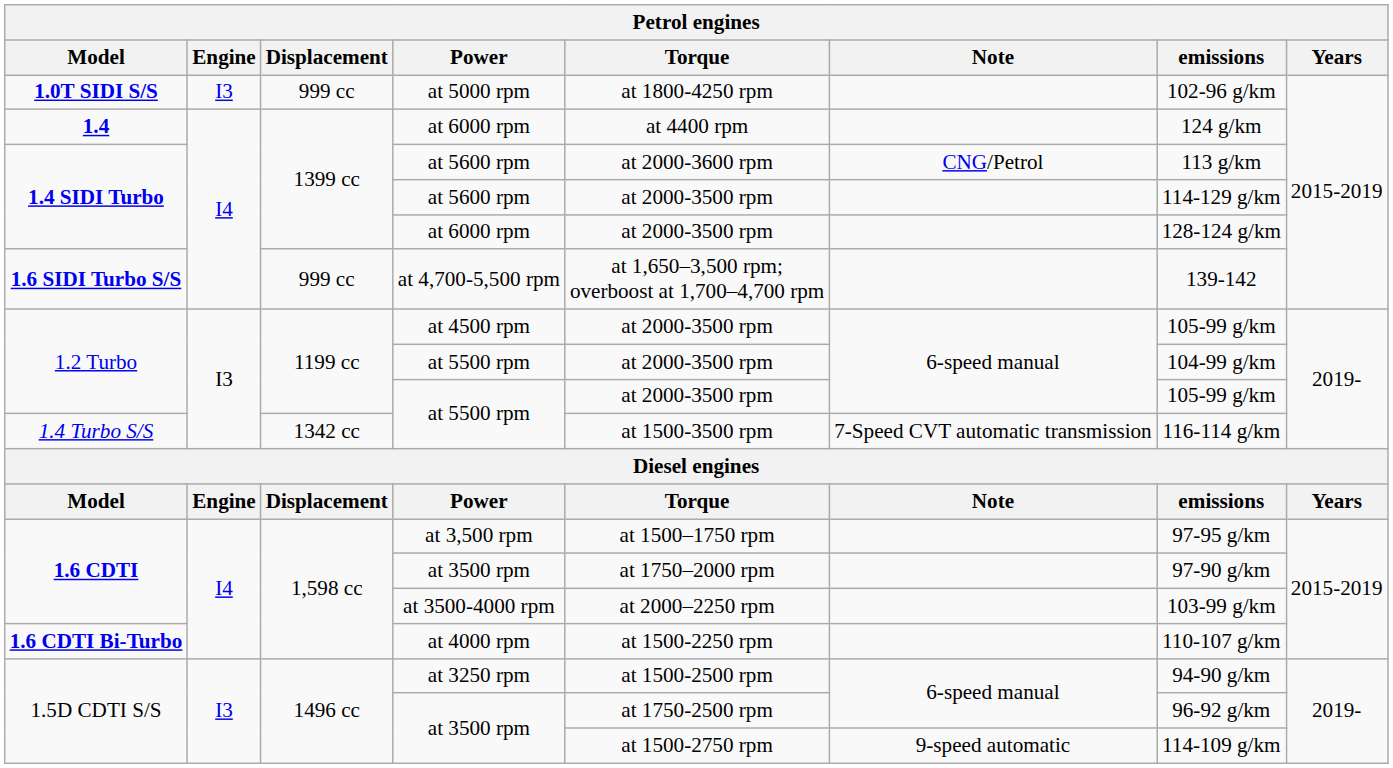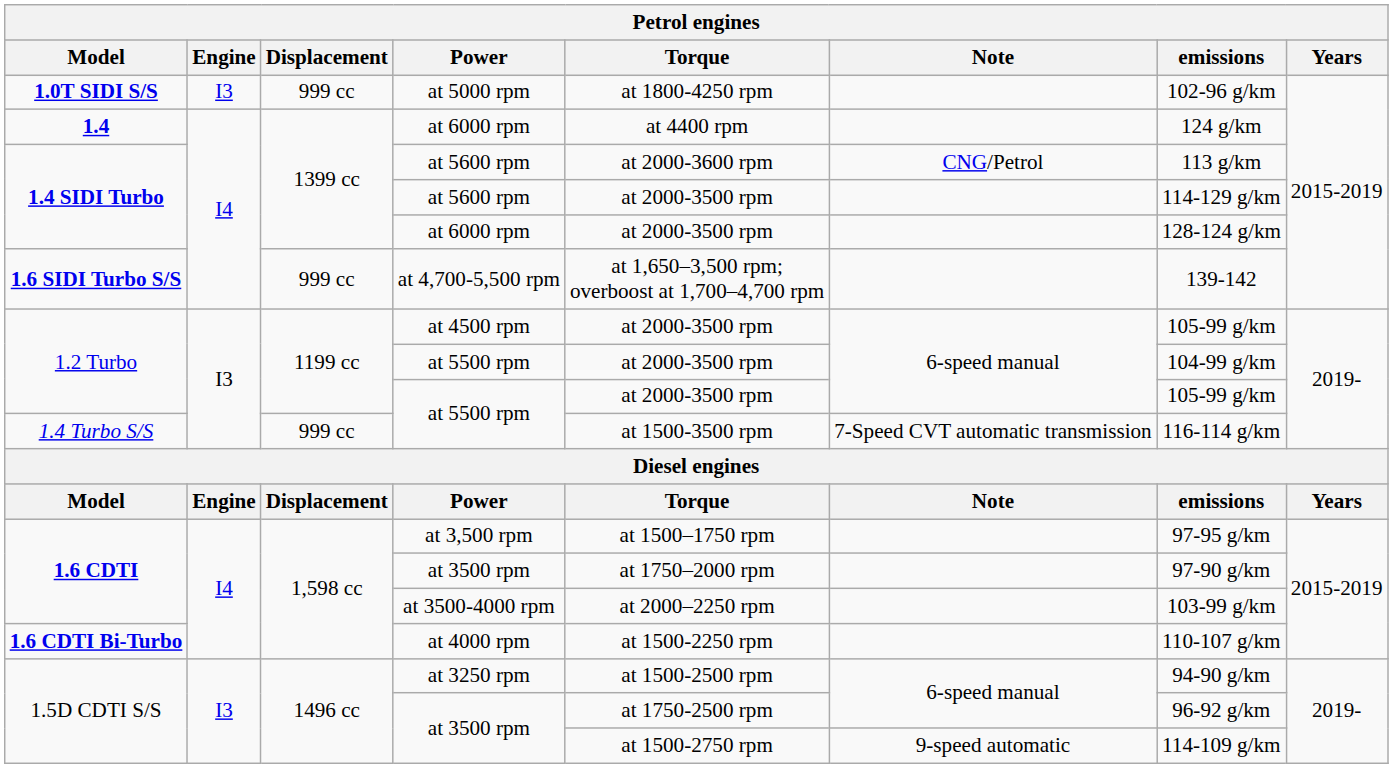(327, 431) 1342 cc -> (327, 431) 999 cc
